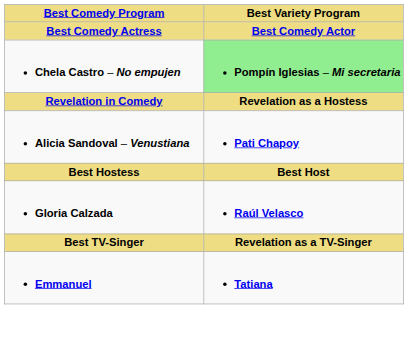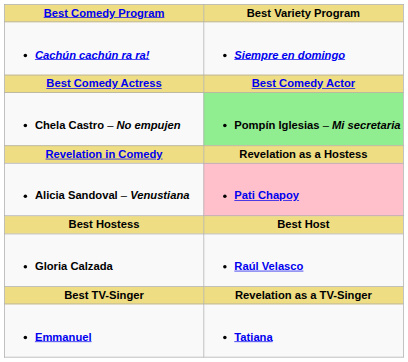+ row: (104, 55)
(303, 143) no background -> (303, 196) pink background
